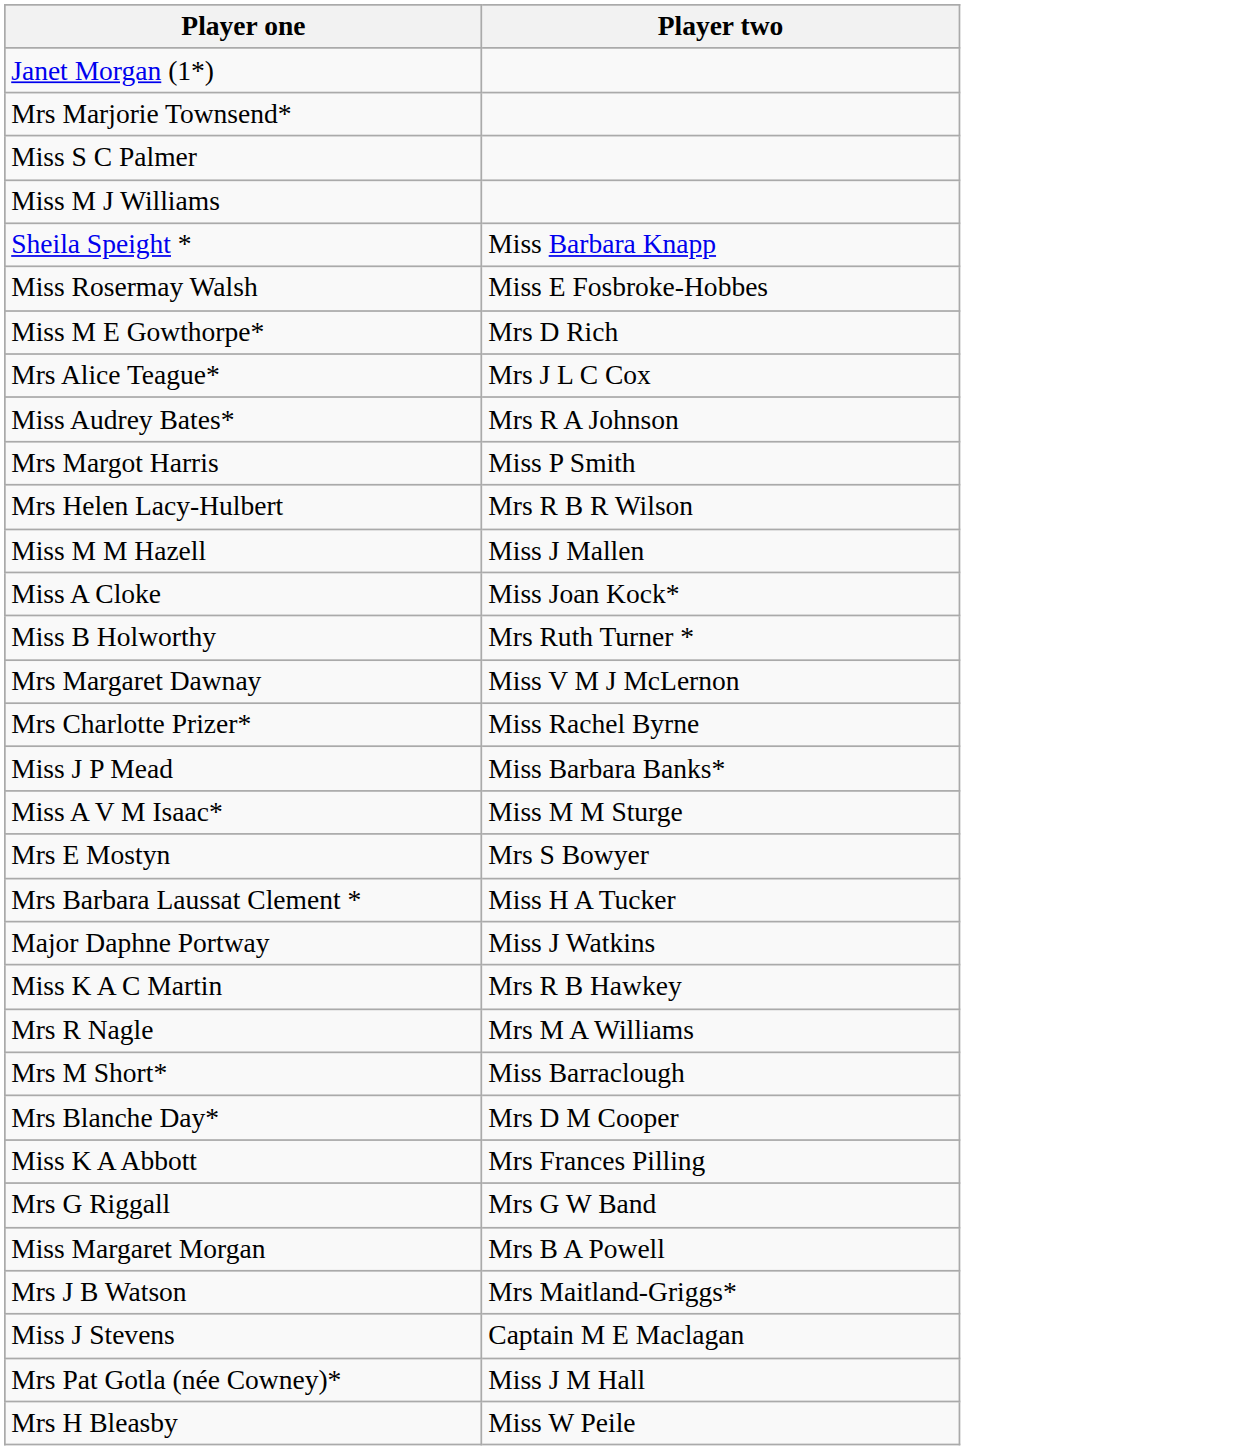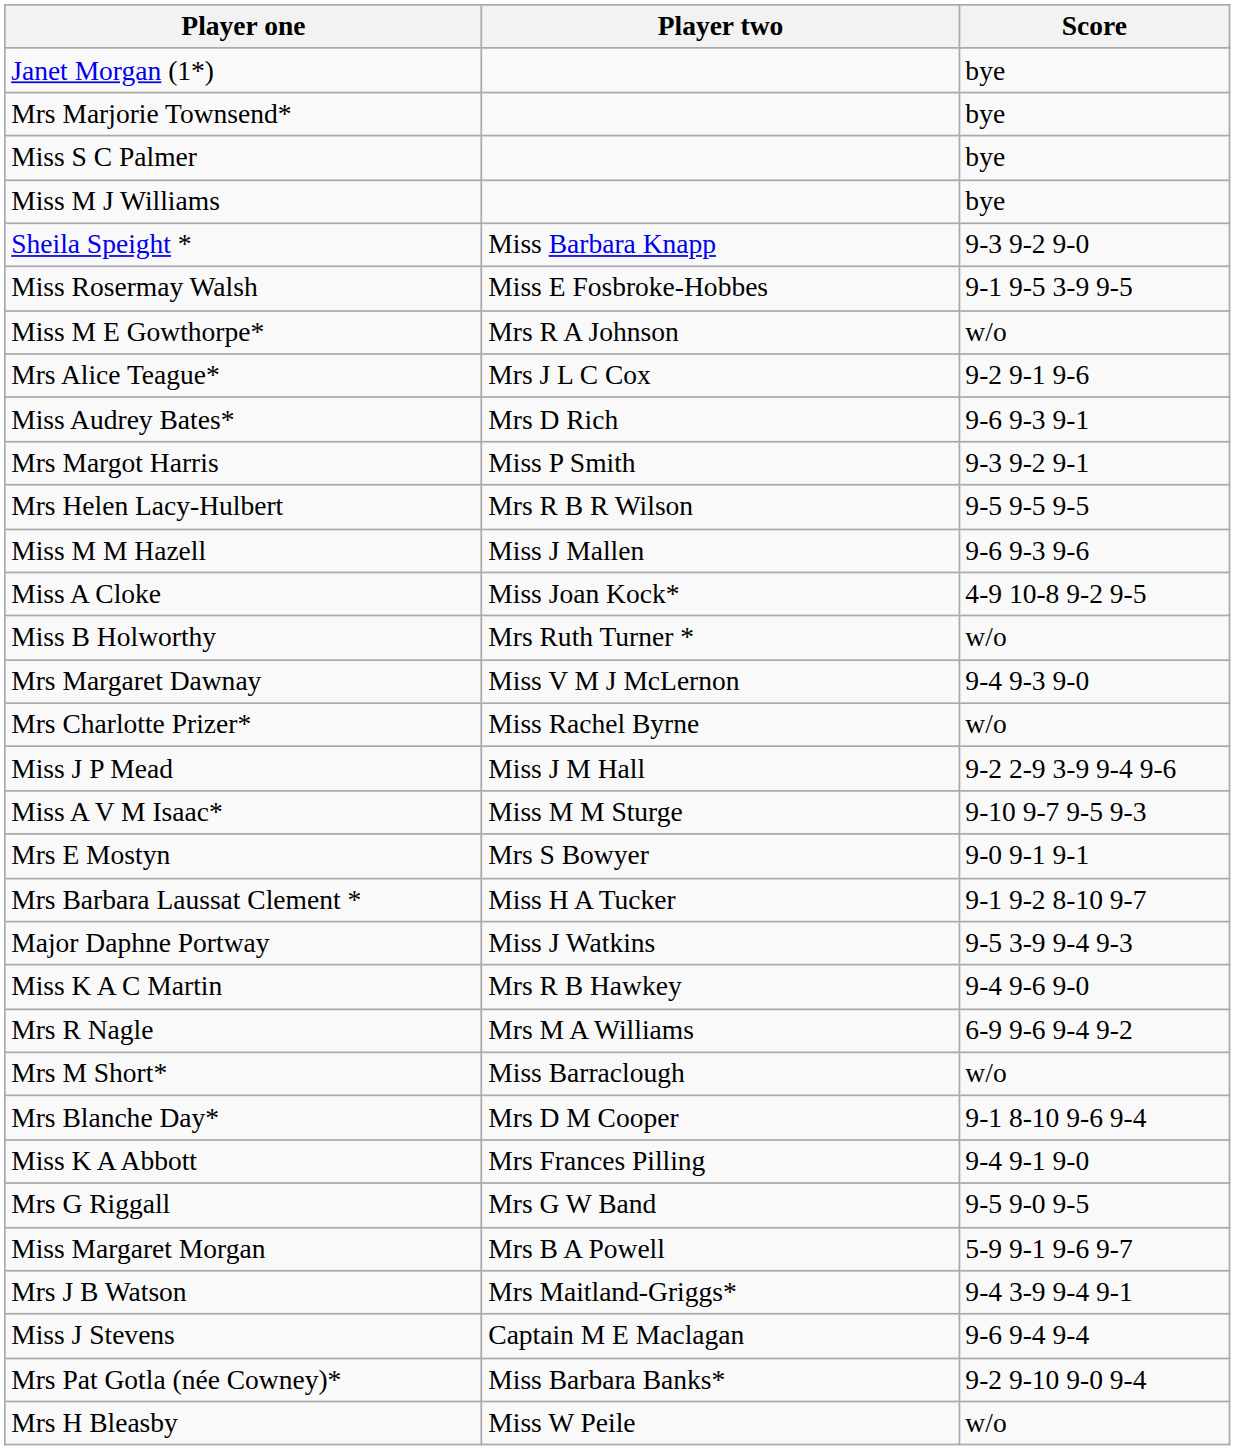+ column: (1094, 26)
(553, 331) Mrs D Rich -> (583, 331) Mrs R A Johnson
(583, 419) Mrs R A Johnson -> (553, 419) Mrs D Rich
(607, 768) Miss Barbara Banks* -> (567, 768) Miss J M Hall
(567, 1379) Miss J M Hall -> (607, 1379) Miss Barbara Banks*
